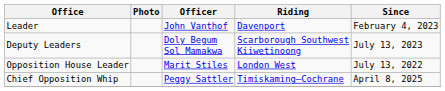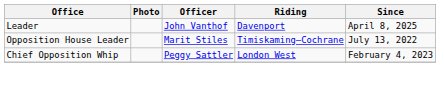(396, 26) February 4, 2023 -> (383, 26) April 8, 2025
- row: (44, 45)
(267, 65) London West -> (291, 40) Timiskaming—Cochrane
(291, 79) Timiskaming—Cochrane -> (267, 55) London West
(388, 79) April 8, 2025 -> (391, 55) February 4, 2023
